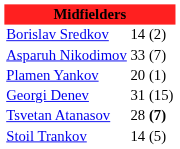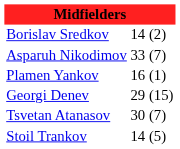(138, 75) 20 -> (138, 75) 16
(138, 95) 31 -> (138, 95) 29
(138, 115) 28 -> (138, 115) 30
(157, 115) bold -> (157, 115) normal
